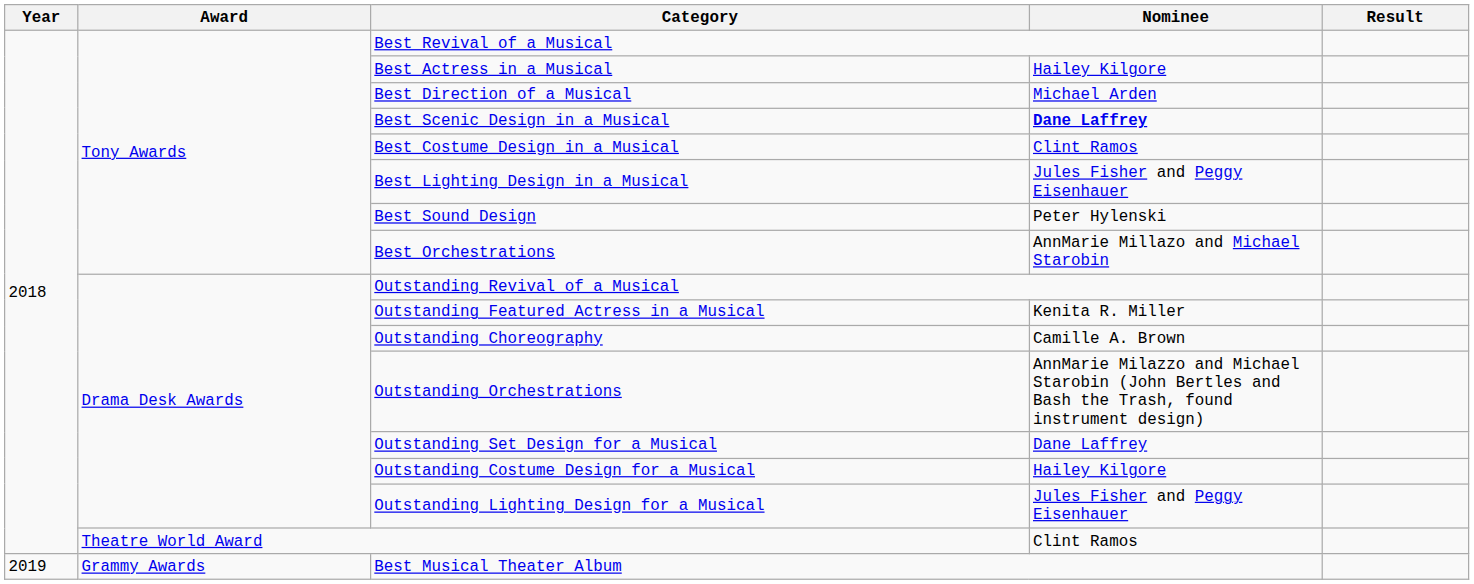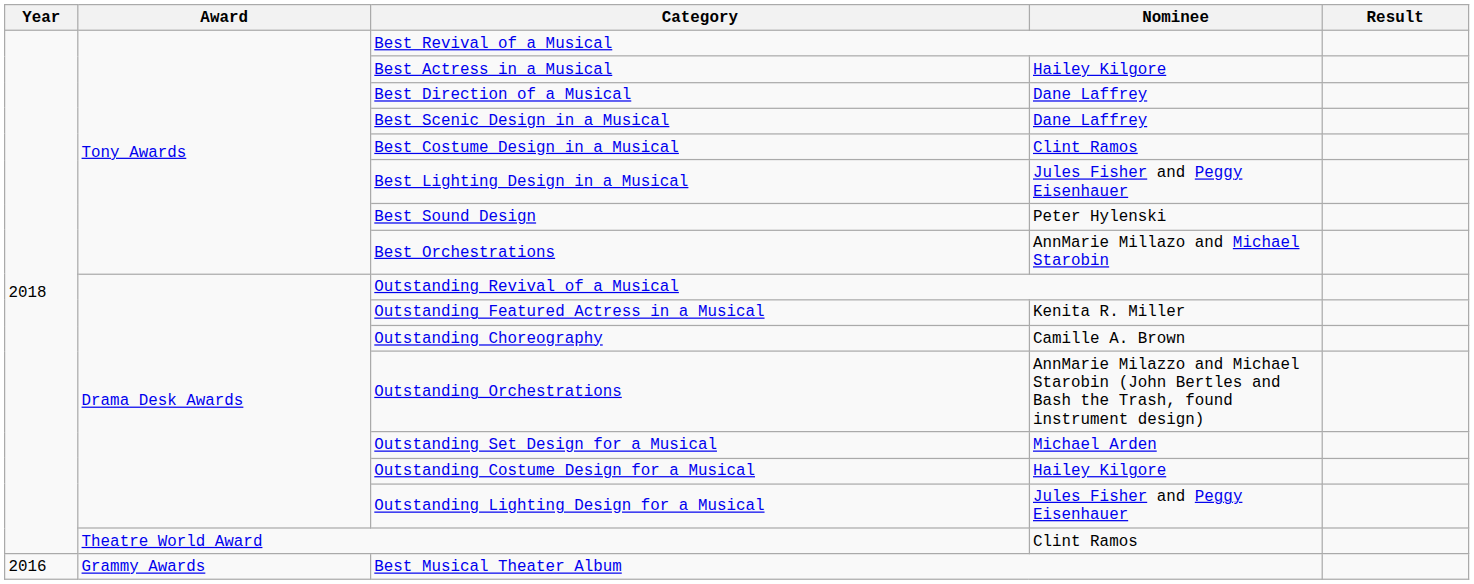(1095, 95) Michael Arden -> (1090, 95) Dane Laffrey
(1090, 121) bold -> (1090, 121) normal
(1090, 445) Dane Laffrey -> (1095, 445) Michael Arden
(27, 567) 2019 -> (27, 567) 2016
